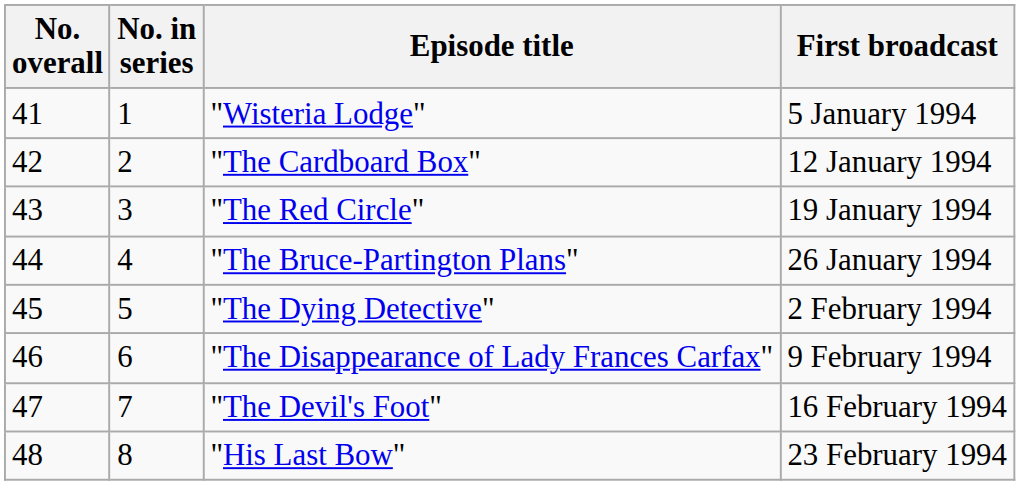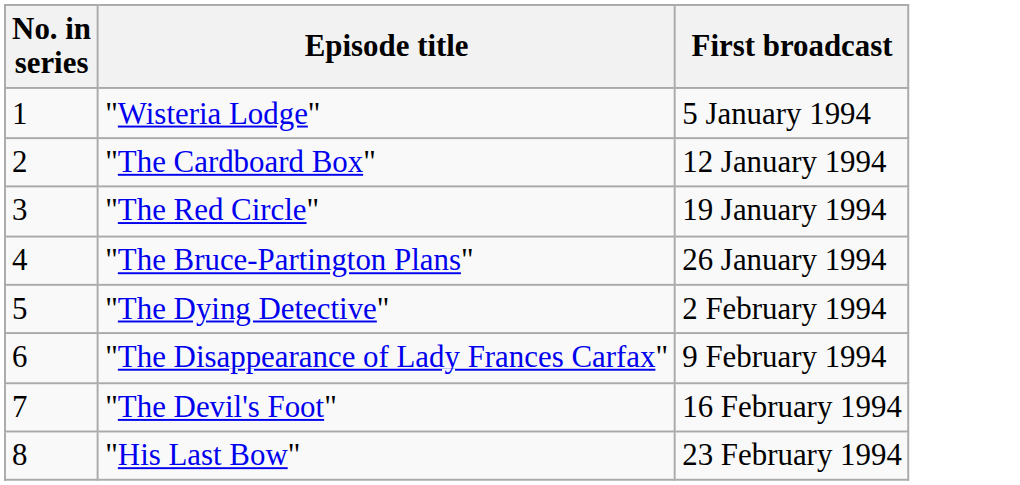- column: (58, 46)
